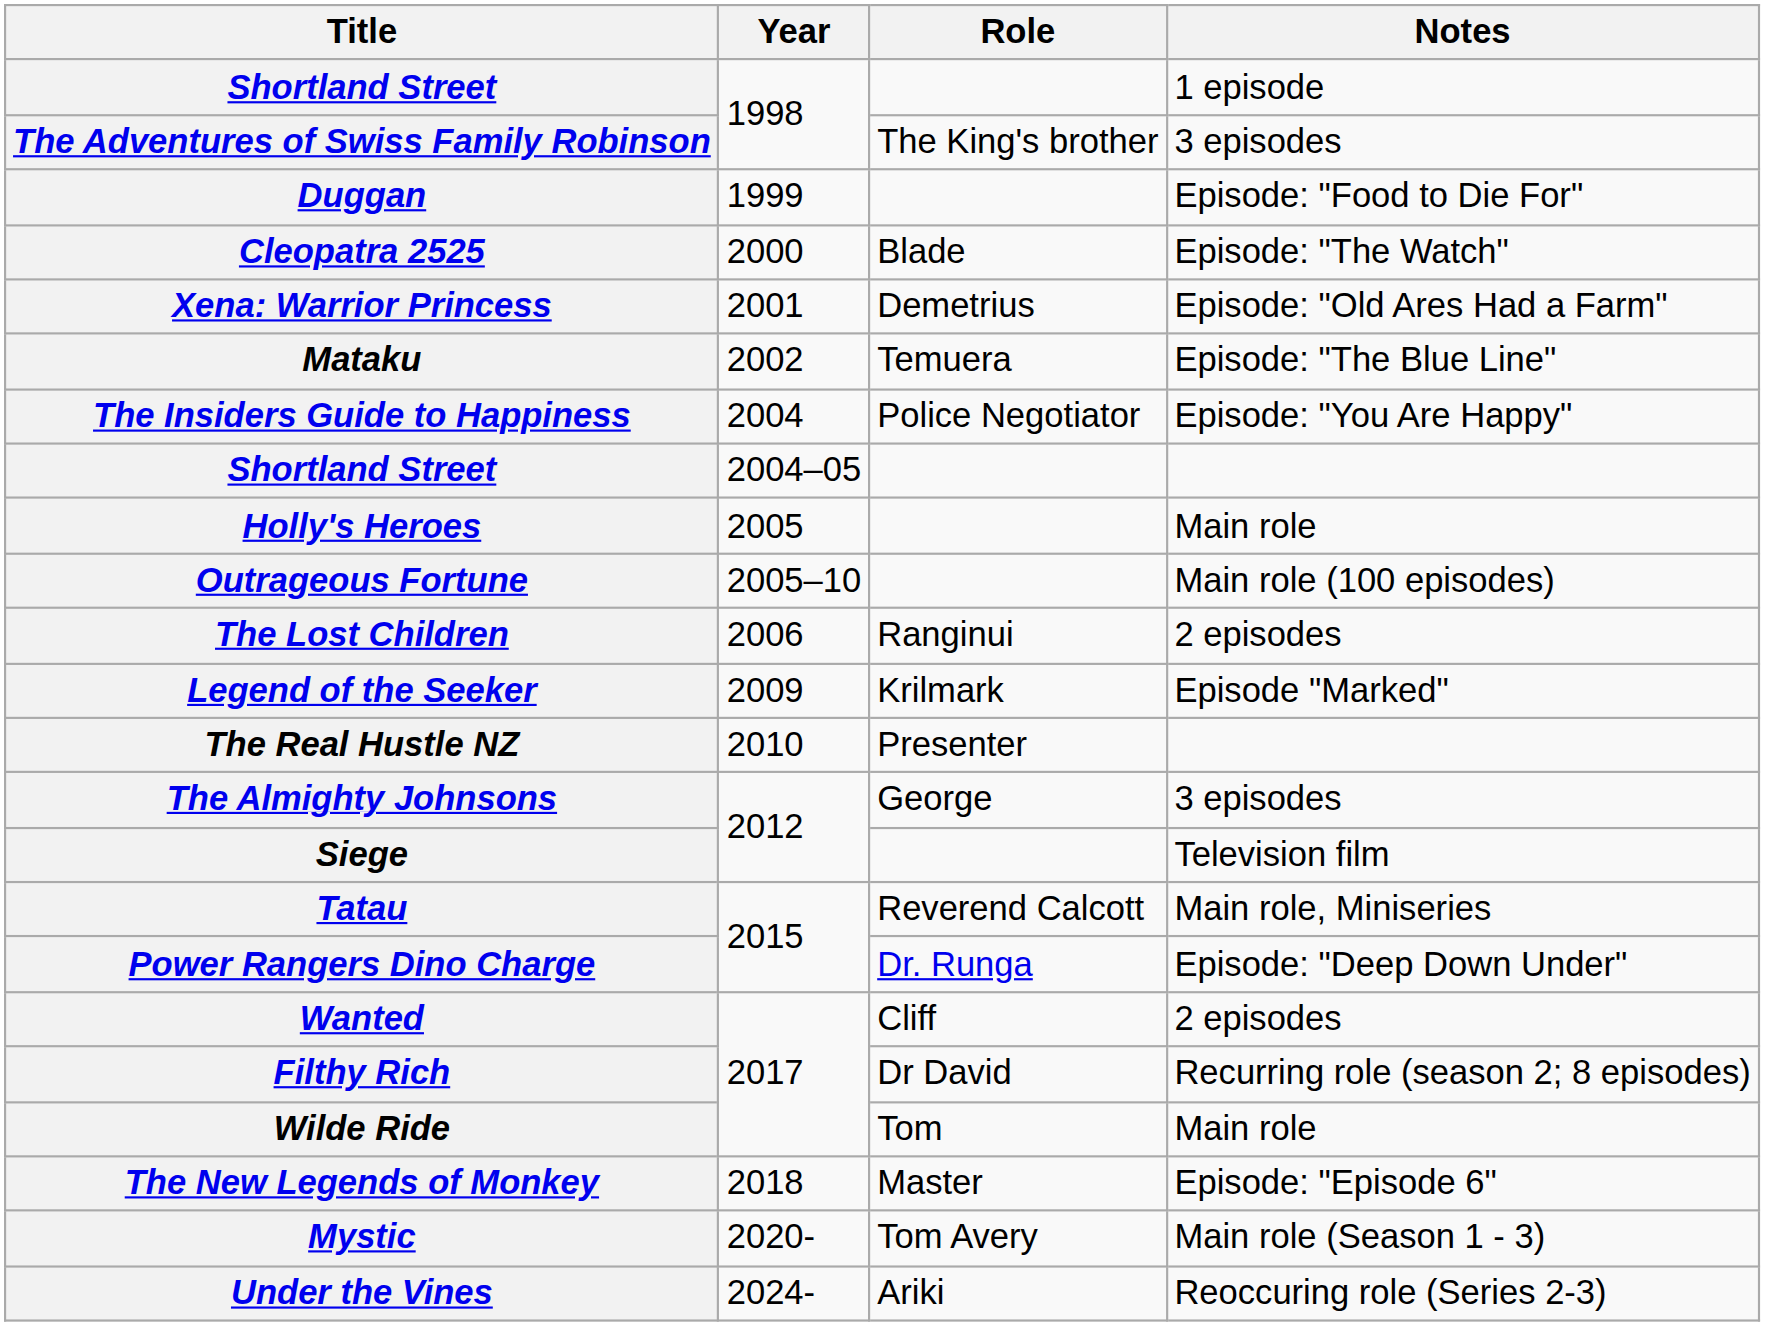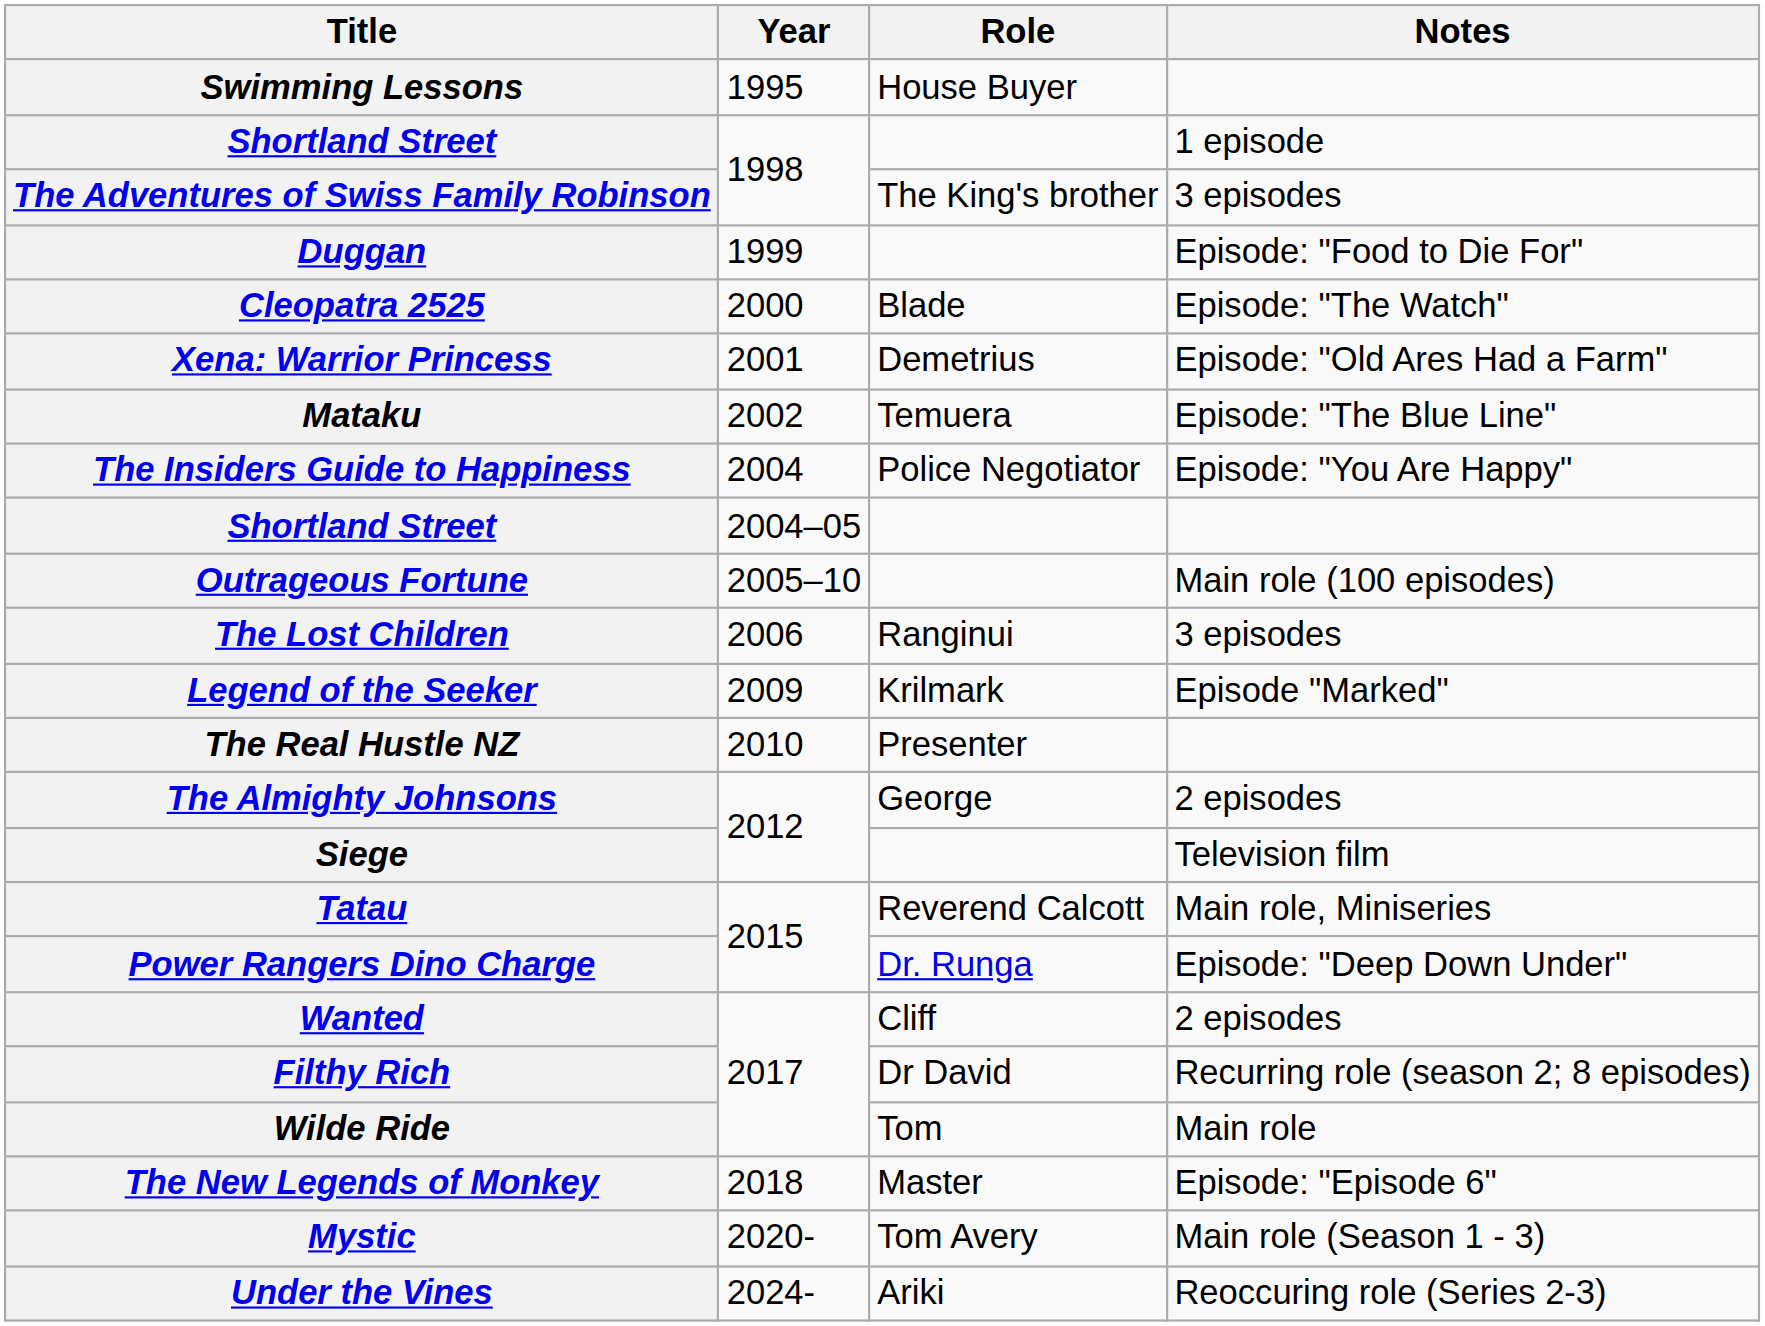+ row: (362, 86)
- row: (362, 525)
(1258, 634) 2 episodes -> (1258, 634) 3 episodes
(1258, 799) 3 episodes -> (1258, 799) 2 episodes
